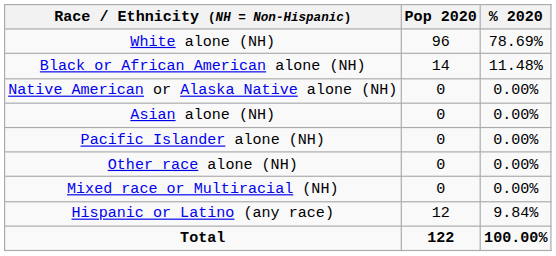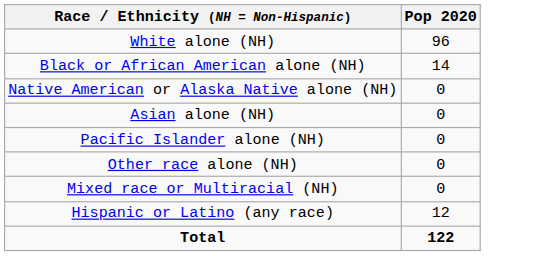- column: (516, 17)
